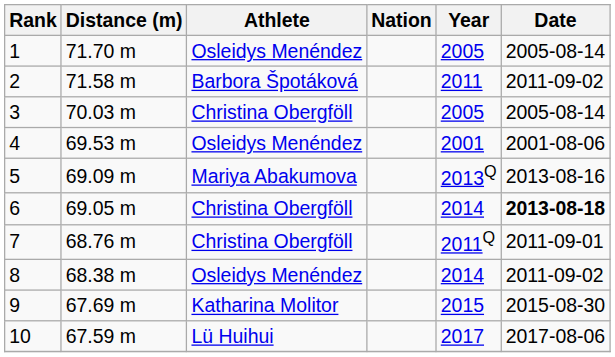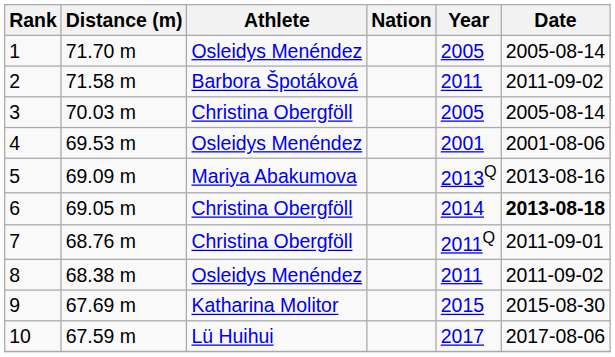(462, 274) 2014 -> (462, 274) 2011
